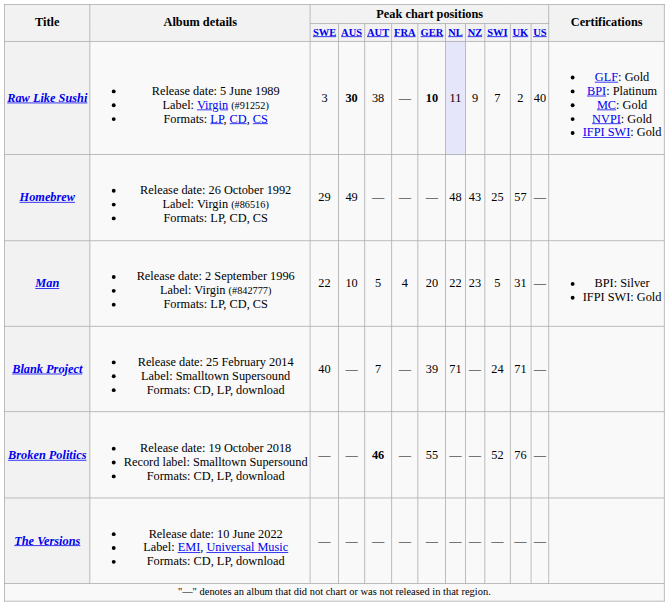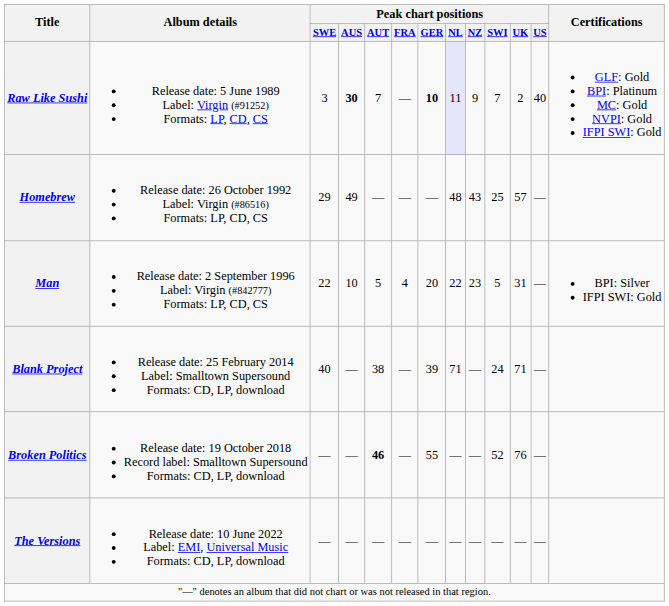(378, 98) 38 -> (378, 98) 7
(378, 369) 7 -> (378, 369) 38
